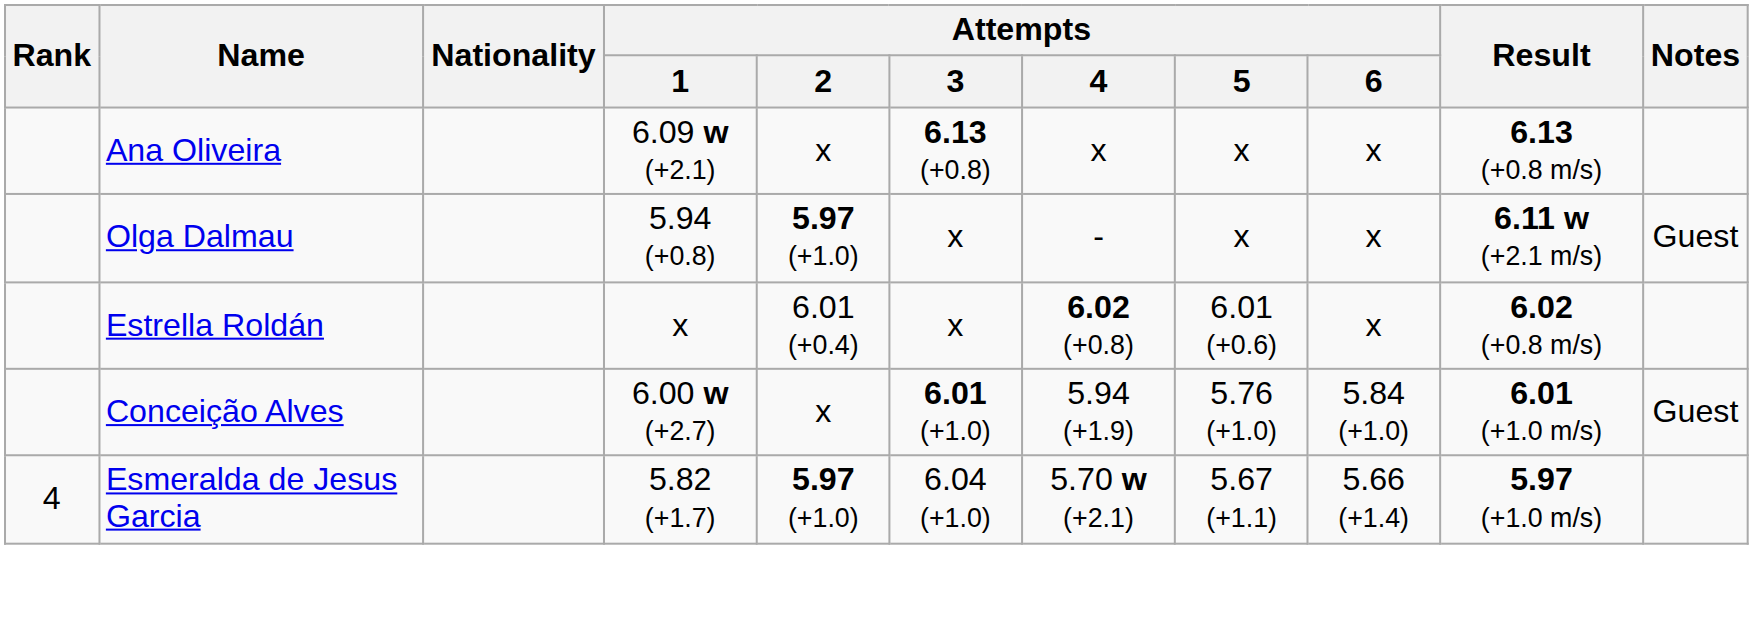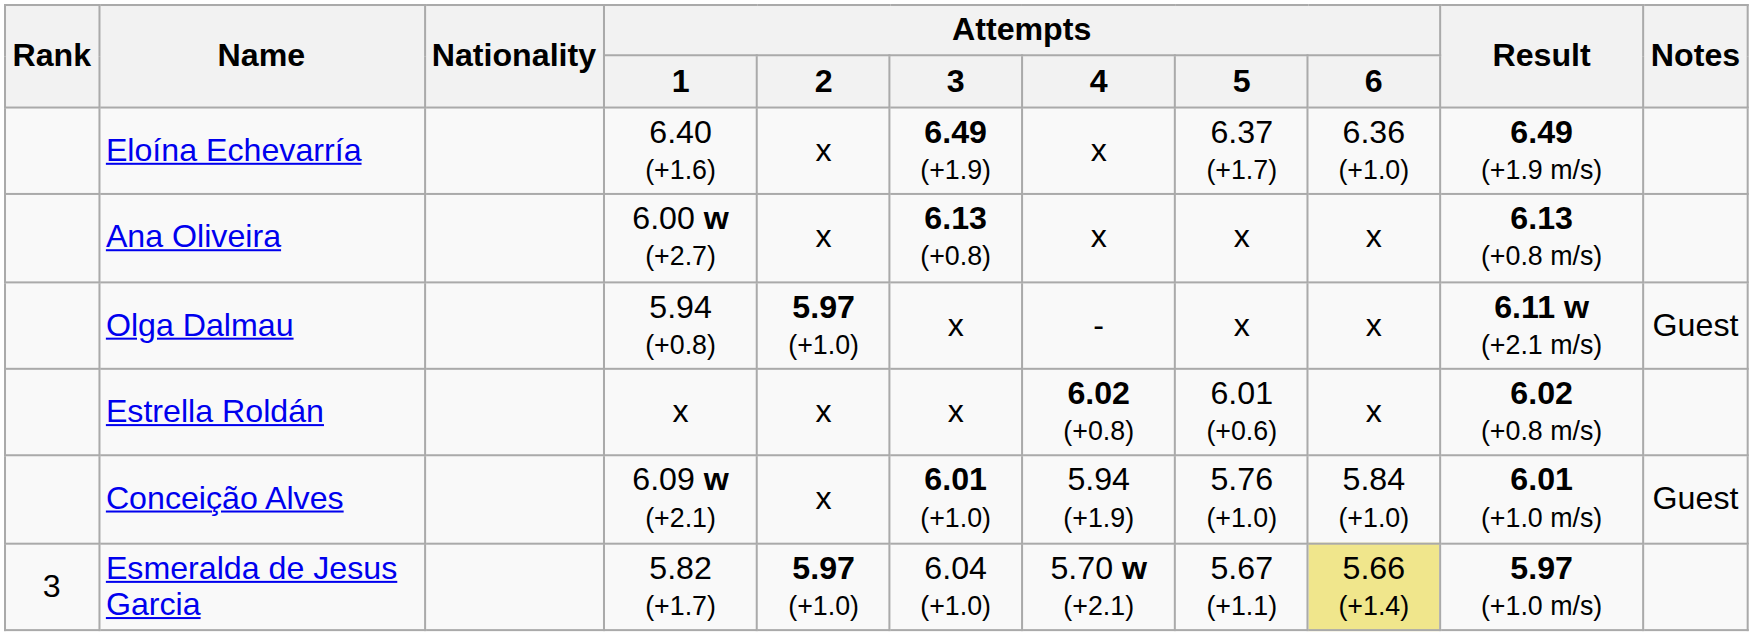+ row: (234, 150)
(680, 150) 6.09 w (+2.1) -> (681, 237) 6.00 w (+2.7)
(823, 324) 6.01 (+0.4) -> (824, 411) x
(680, 411) 6.00 w (+2.7) -> (681, 498) 6.09 w (+2.1)
(52, 498) 4 -> (52, 586) 3
(1374, 498) no background -> (1374, 586) khaki background
